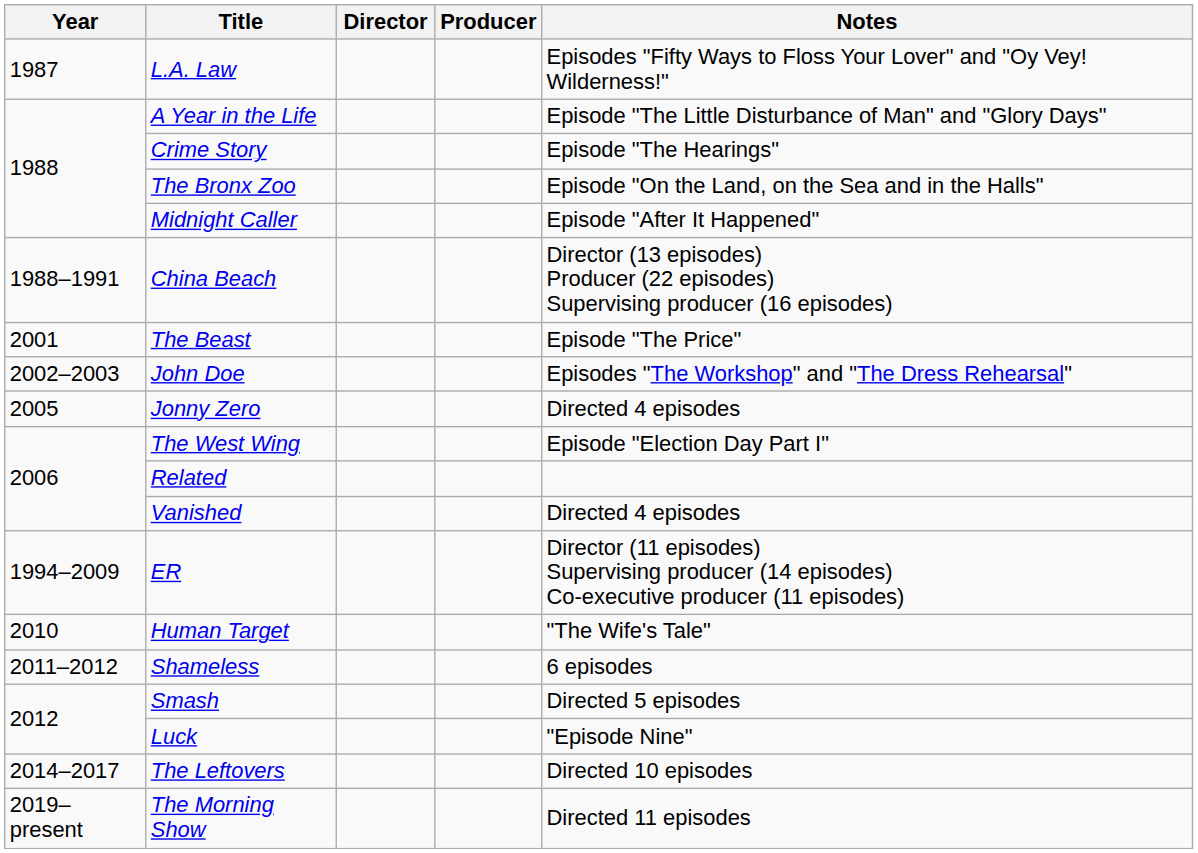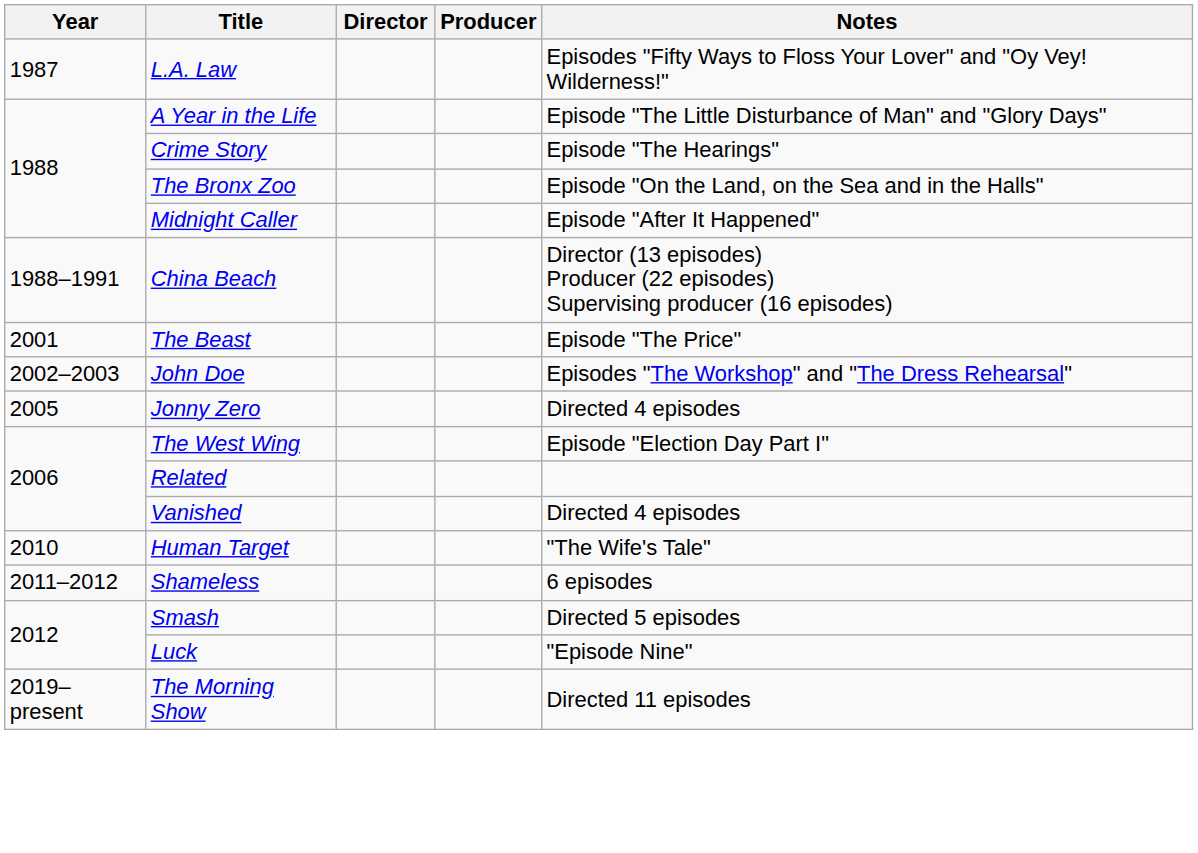- row: (166, 572)
- row: (218, 770)
